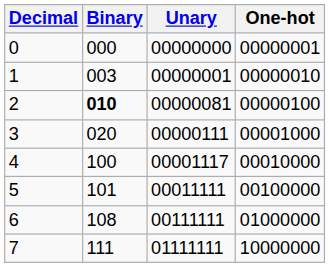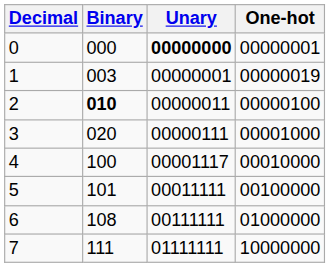(191, 47) normal -> (191, 47) bold
(280, 76) 00000010 -> (280, 76) 00000019
(191, 104) 00000081 -> (191, 104) 00000011
